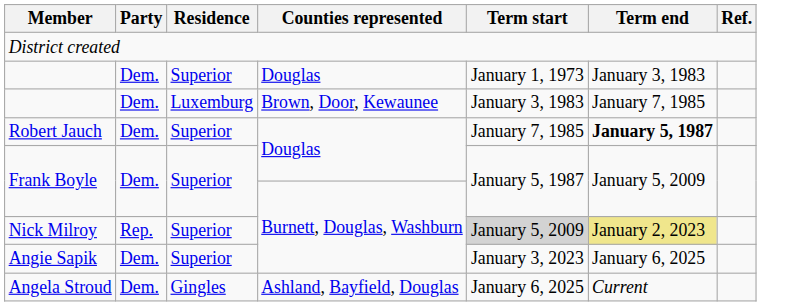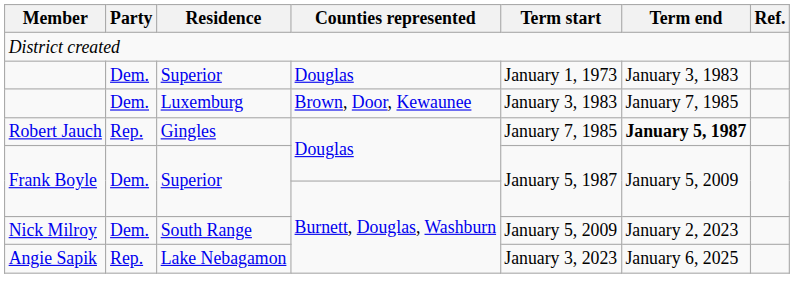(139, 131) Dem. -> (127, 131) Rep.
(201, 131) Superior -> (188, 131) Gingles
(136, 230) Rep. -> (130, 230) Dem.
(201, 230) Superior -> (206, 230) South Range
(527, 230) lightgrey background -> (561, 230) no background
(649, 230) khaki background -> (682, 230) no background
(139, 258) Dem. -> (127, 258) Rep.
(201, 258) Superior -> (224, 258) Lake Nebagamon
- row: (60, 286)
